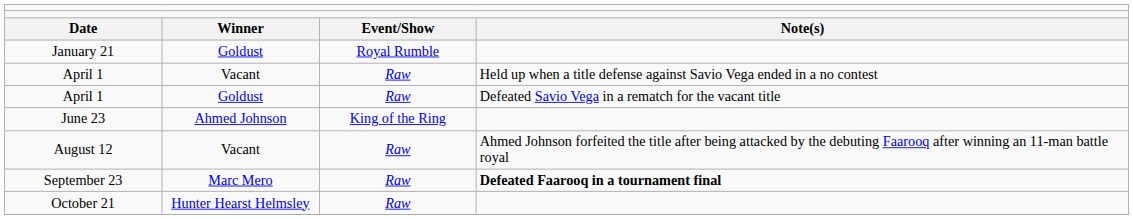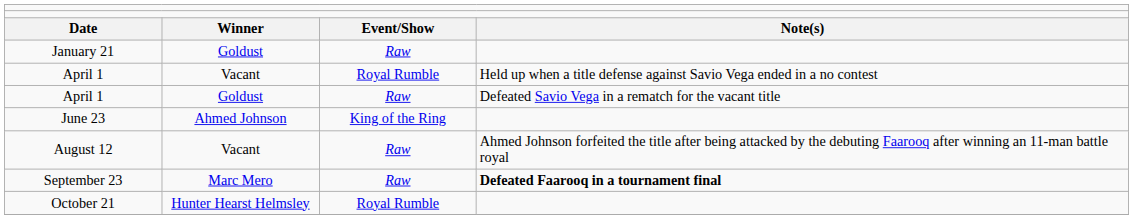(398, 51) Royal Rumble -> (398, 51) Raw
(398, 74) Raw -> (398, 74) Royal Rumble
(398, 203) Raw -> (398, 203) Royal Rumble
